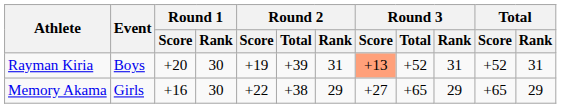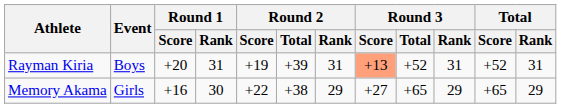(216, 65) 30 -> (216, 65) 31
